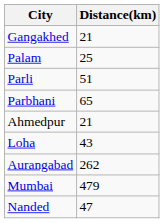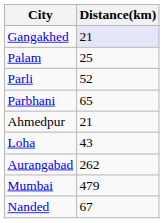(86, 36) no background -> (86, 36) lavender background
(86, 79) 51 -> (86, 79) 52
(86, 206) 47 -> (86, 206) 67
